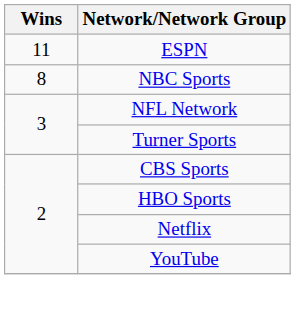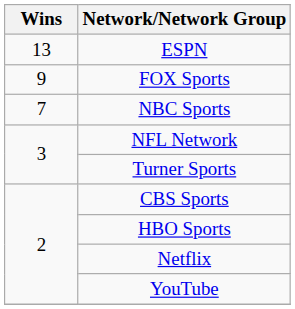(41, 49) 11 -> (41, 49) 13
+ row: (184, 79)
(41, 79) 8 -> (41, 109) 7
